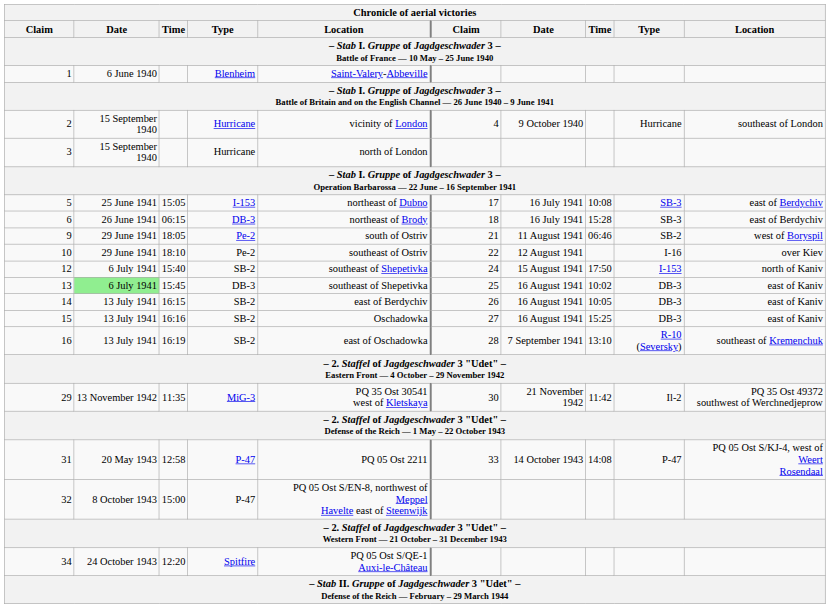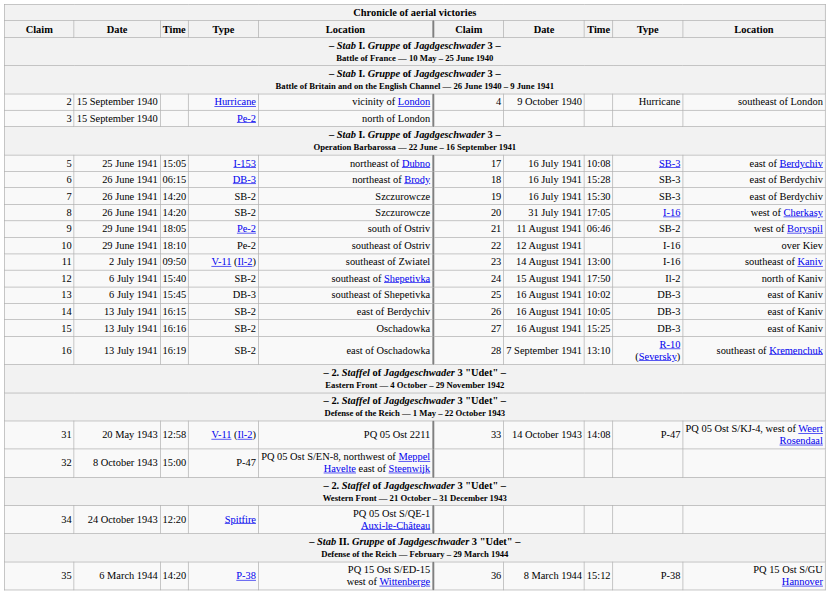- row: (69, 73)
(234, 152) Hurricane -> (246, 118) Pe-2
+ row: (69, 196)
+ row: (69, 212)
+ row: (67, 262)
(670, 269) I-153 -> (673, 278) Il-2
(133, 285) lightgreen background -> (133, 295) no background
- row: (67, 397)
(245, 459) P-47 -> (234, 435) V-11 (Il-2)
+ row: (67, 576)
